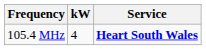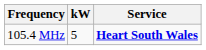(74, 34) 4 -> (74, 34) 5
